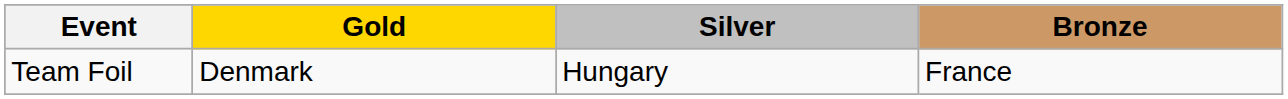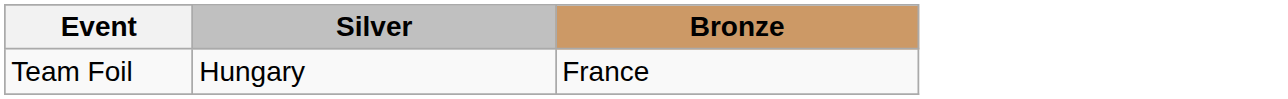- column: (374, 26)
